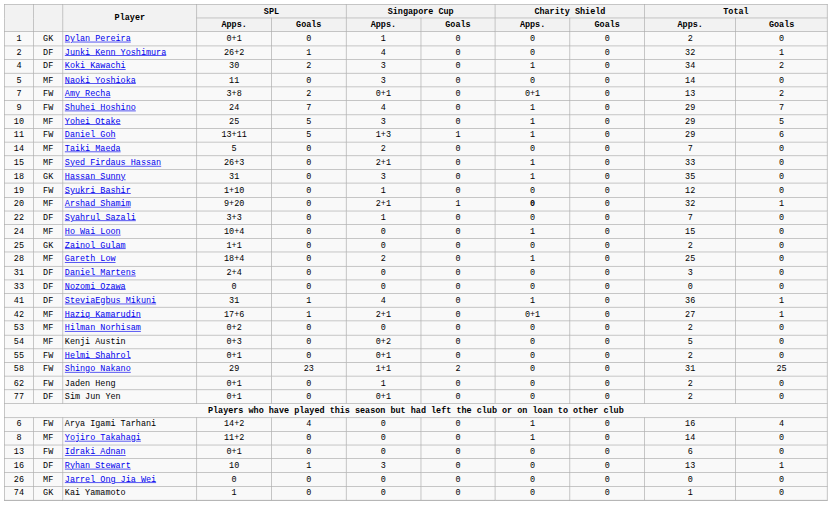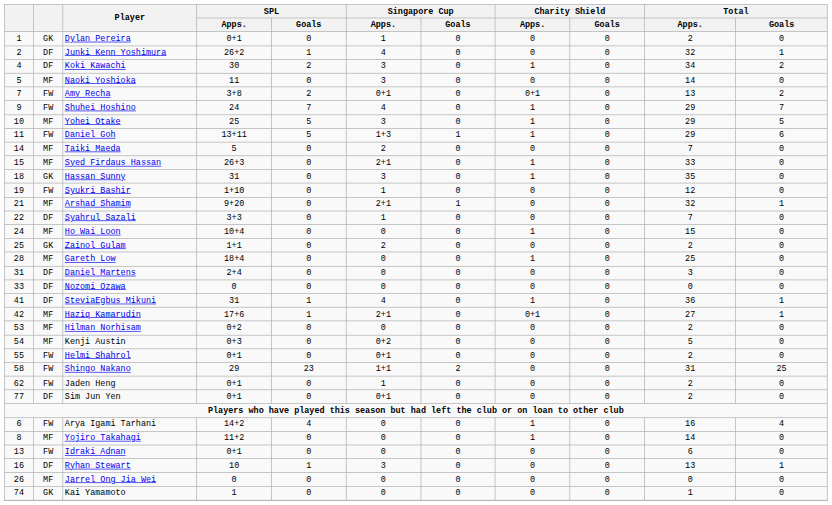(19, 204) 20 -> (19, 204) 21
(533, 204) bold -> (533, 204) normal
(383, 245) 0 -> (383, 245) 2
(383, 259) 2 -> (383, 259) 0
